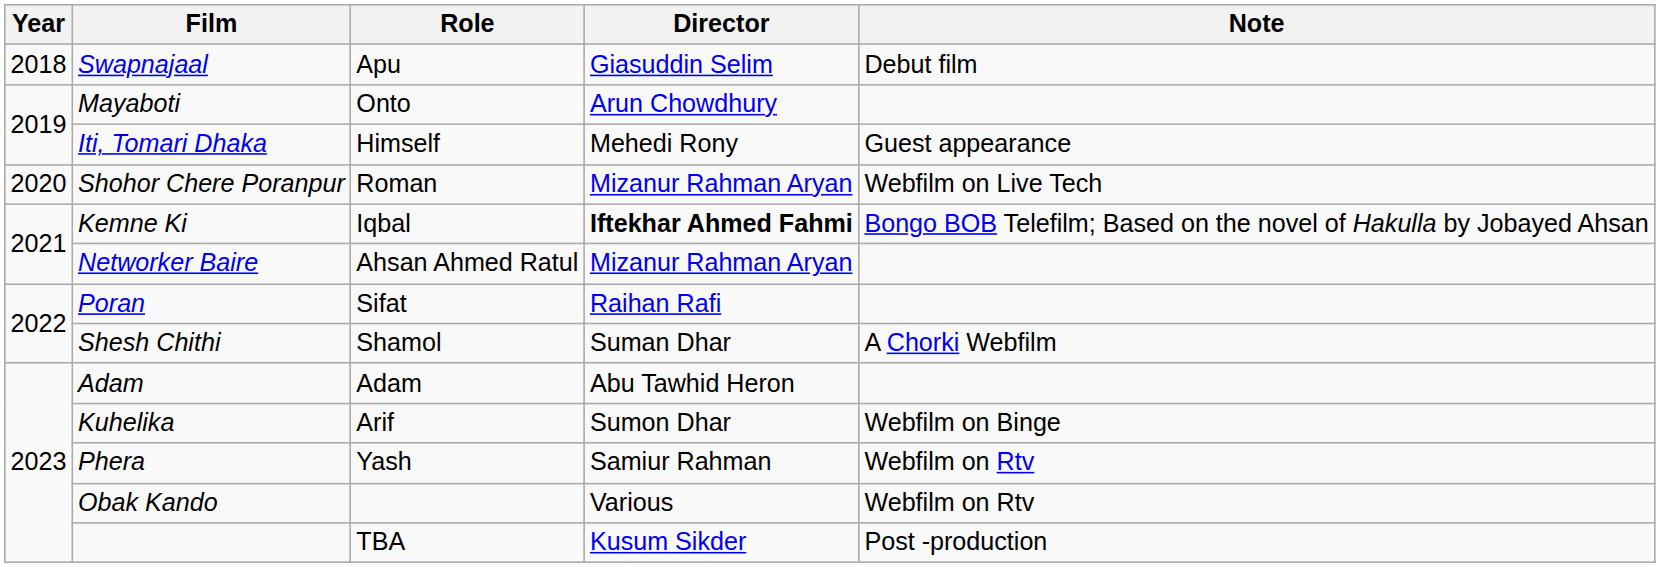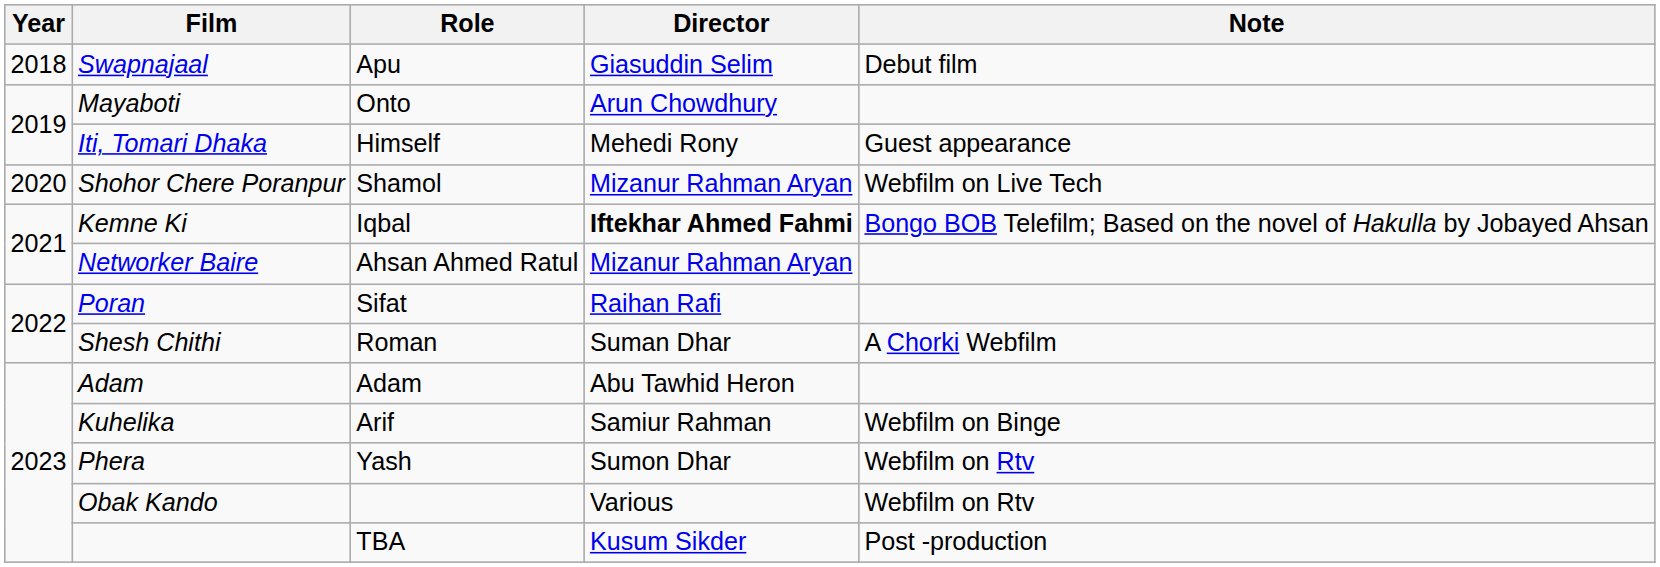(397, 183) Roman -> (399, 183) Shamol
(399, 343) Shamol -> (397, 343) Roman
(660, 422) Sumon Dhar -> (681, 422) Samiur Rahman
(681, 462) Samiur Rahman -> (660, 462) Sumon Dhar
